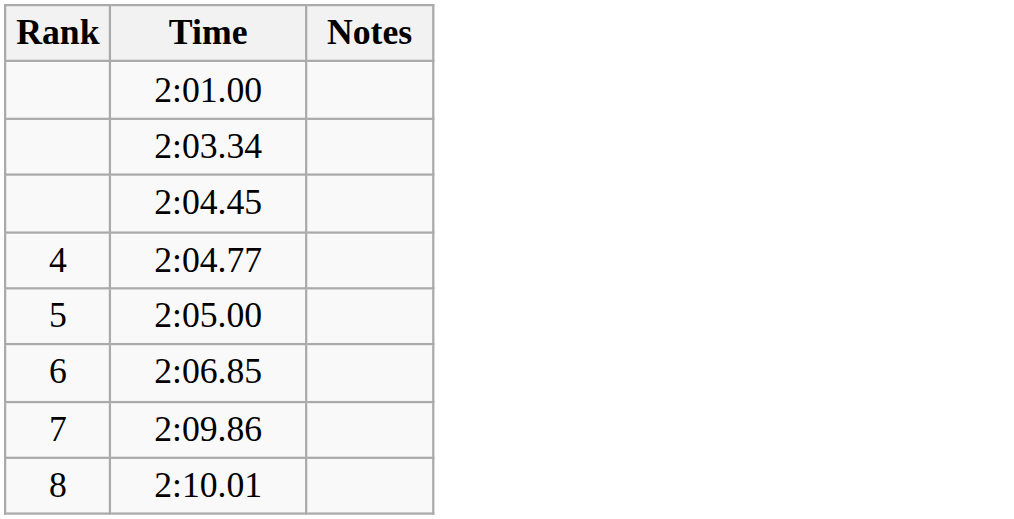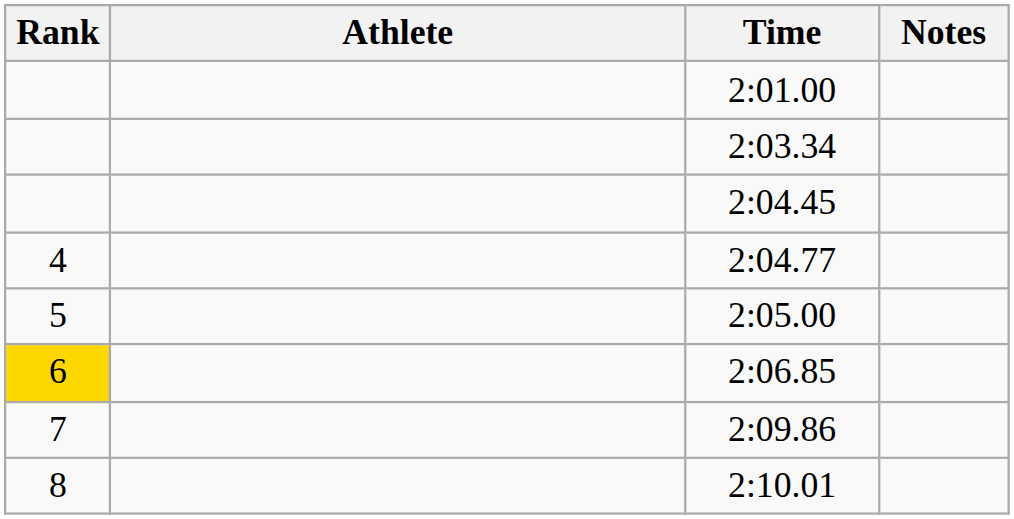+ column: (398, 32)
(58, 372) no background -> (58, 372) gold background
